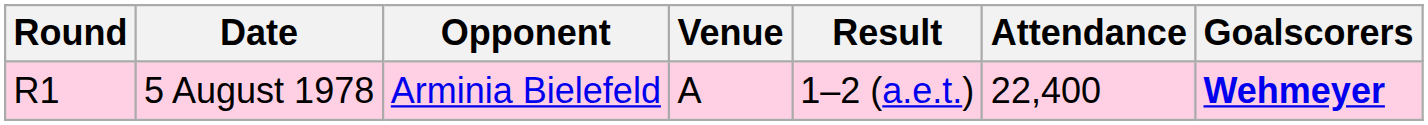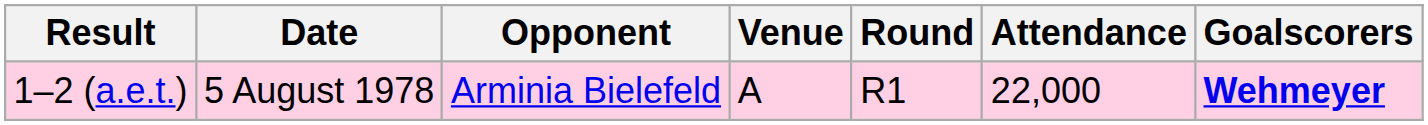columns swapped: (70, 33) <-> (887, 33)
(1046, 90) 22,400 -> (1046, 90) 22,000
